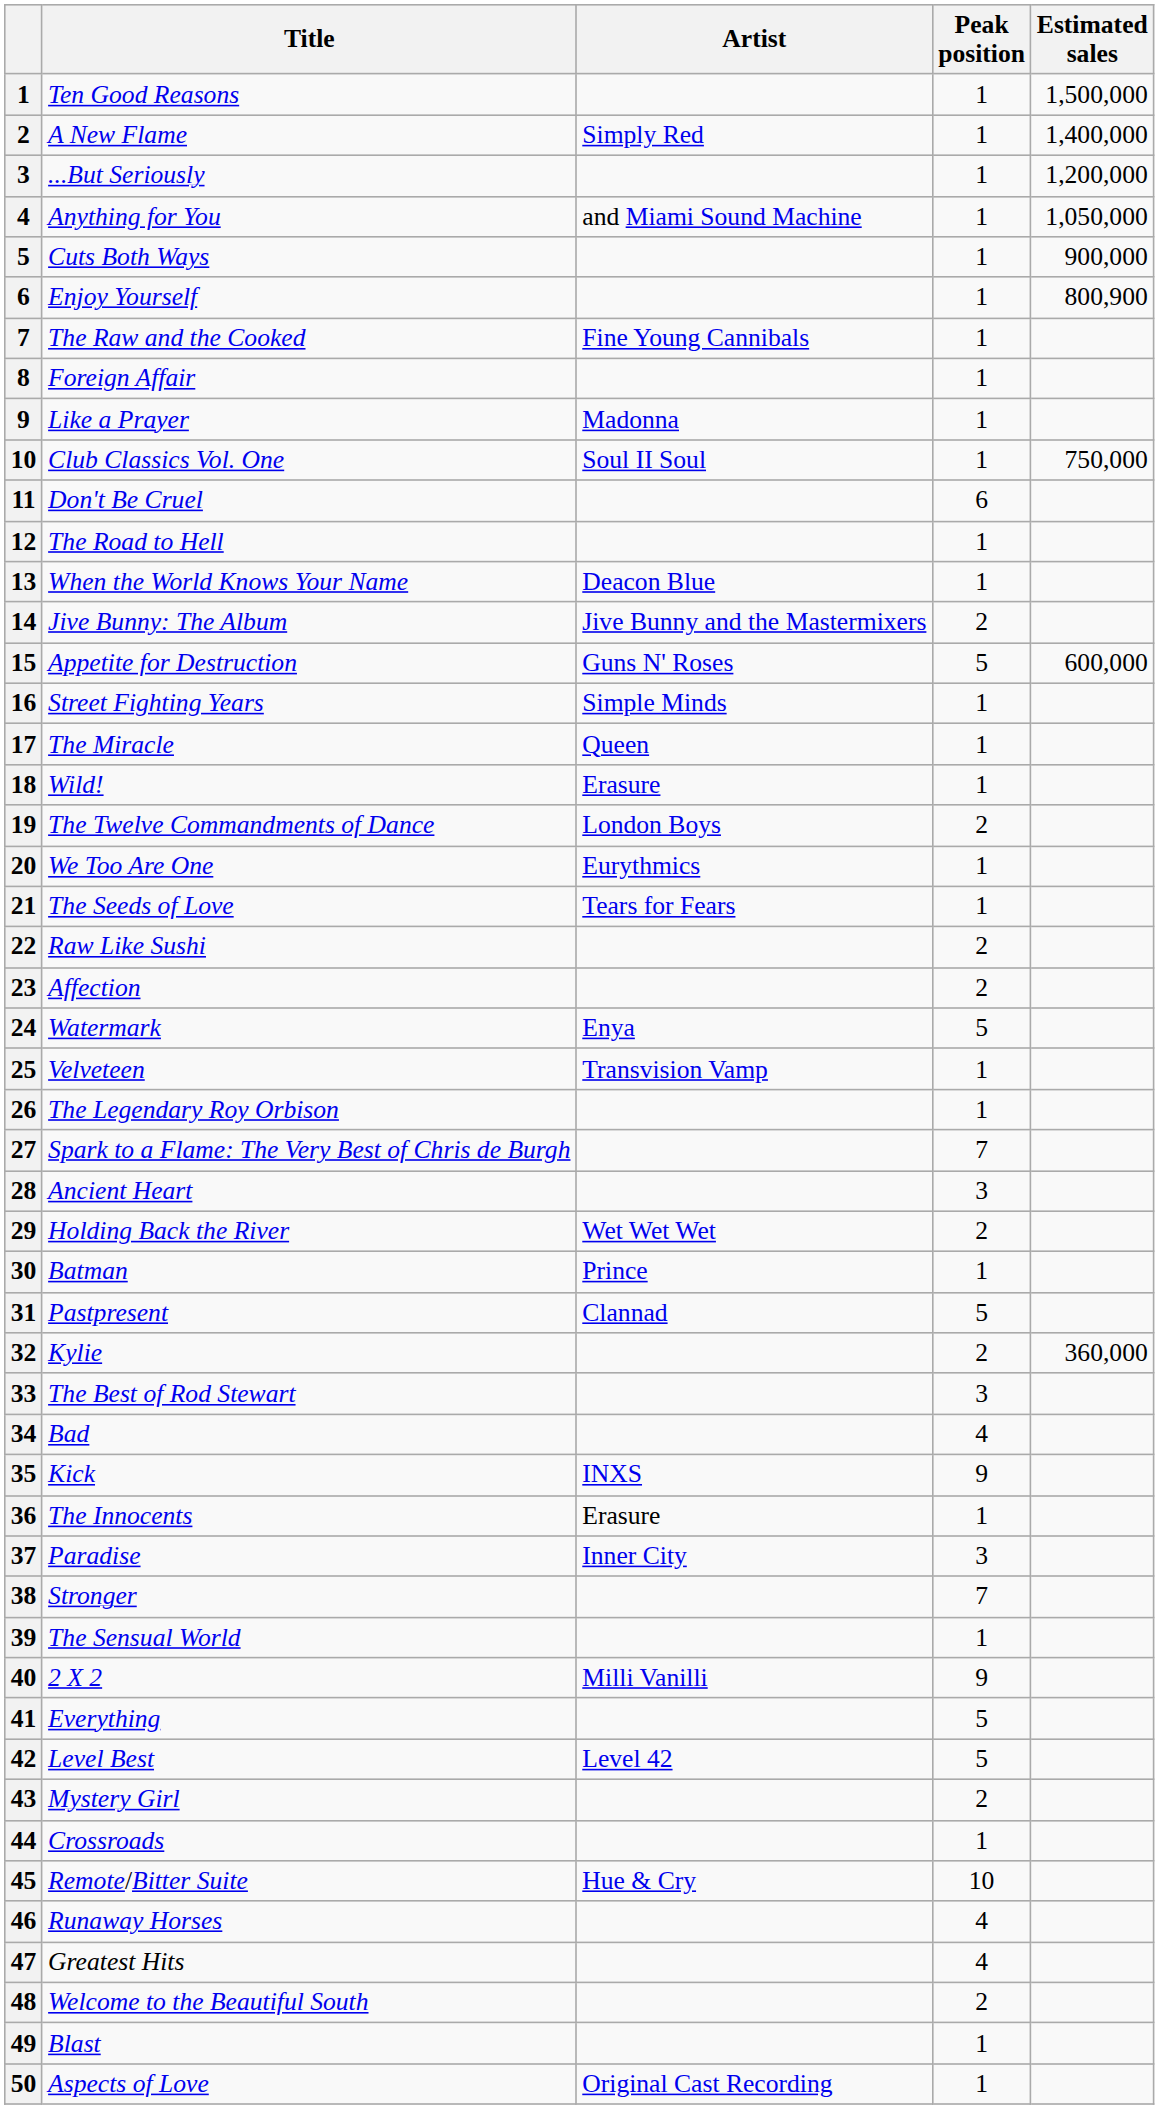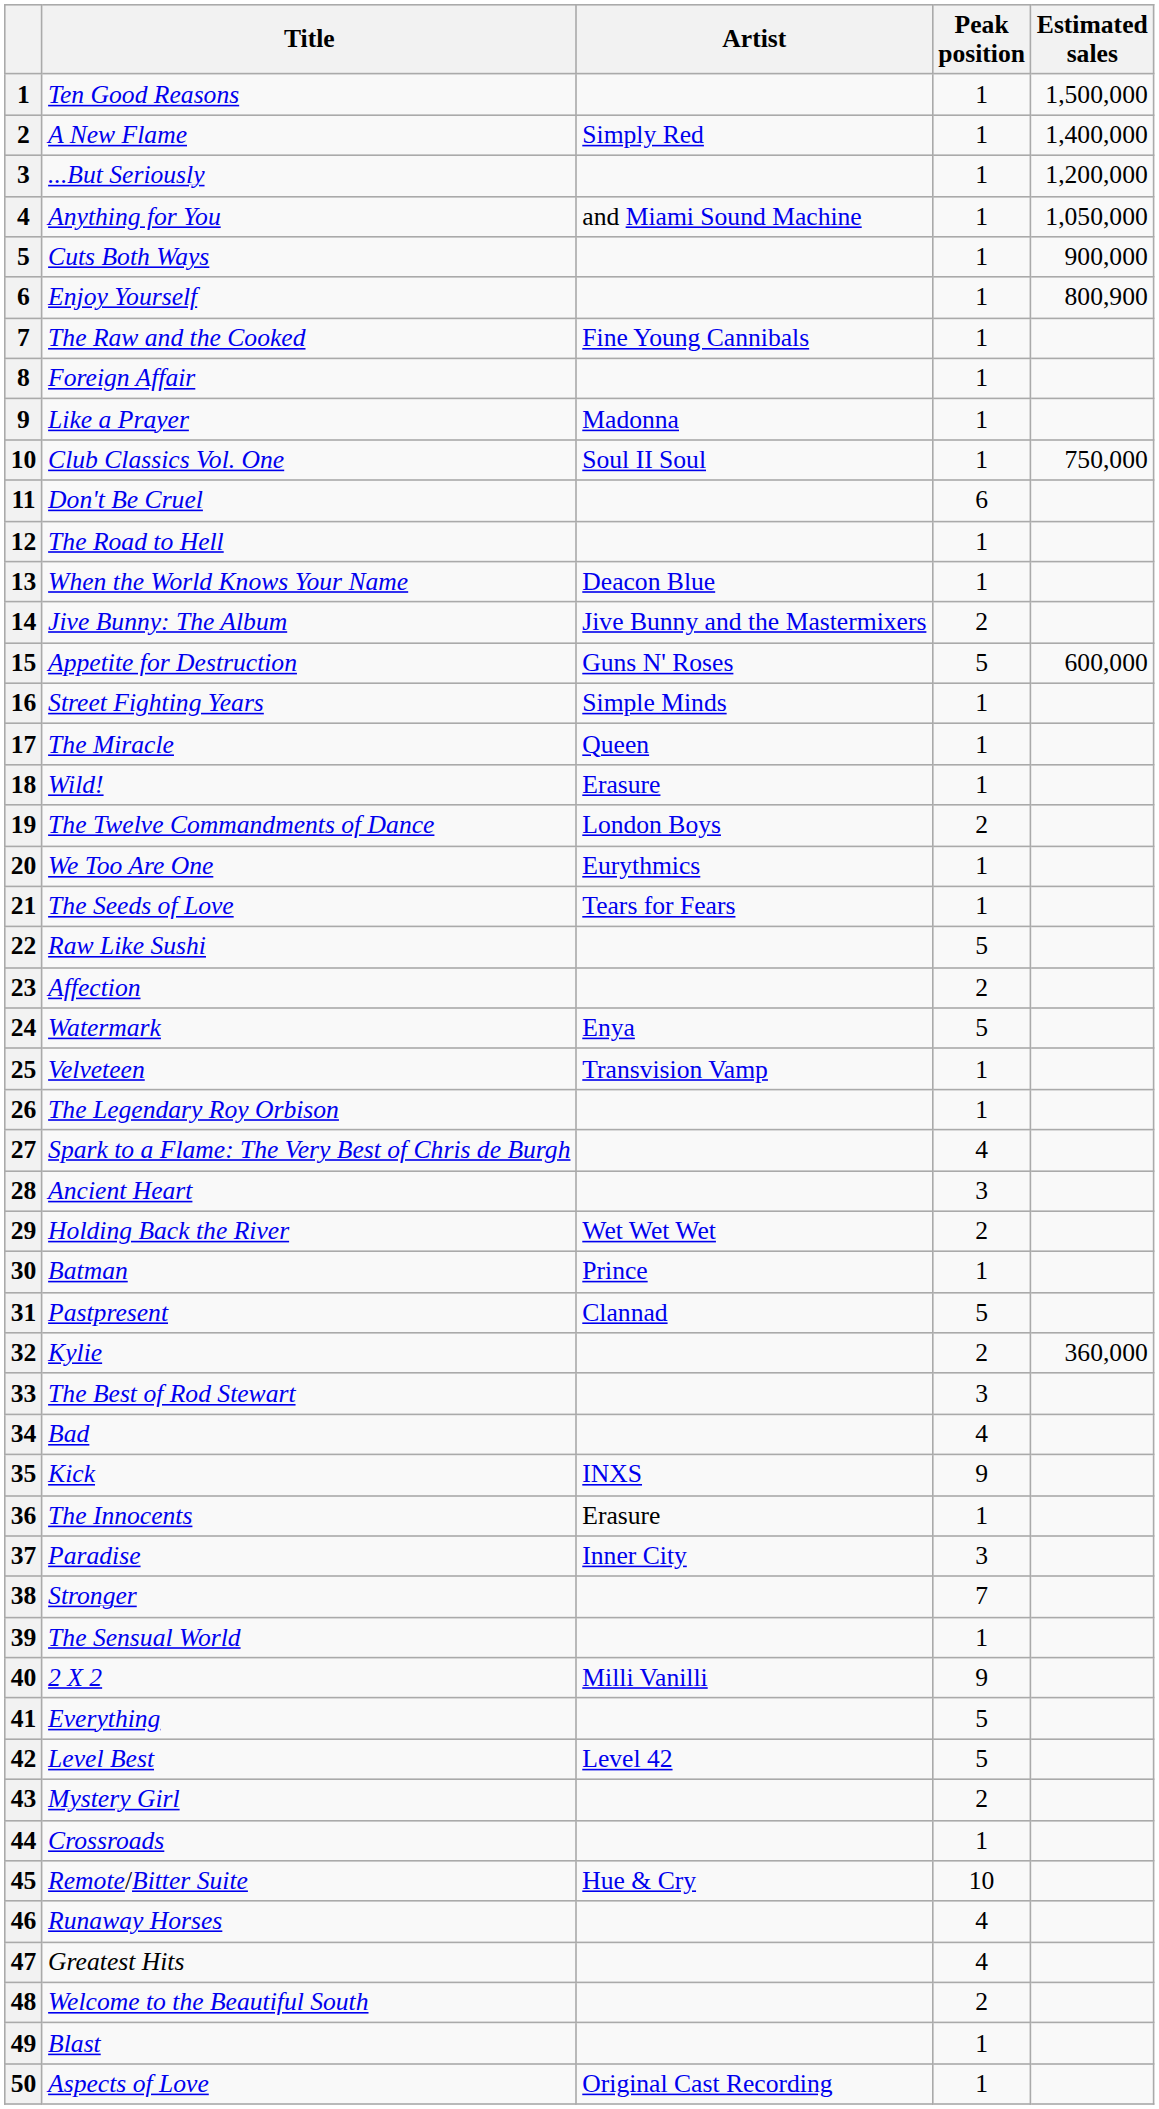(982, 946) 2 -> (982, 946) 5
(982, 1149) 7 -> (982, 1149) 4
